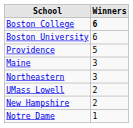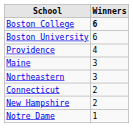(95, 50) 5 -> (95, 50) 4
+ row: (33, 90)
- row: (35, 90)
